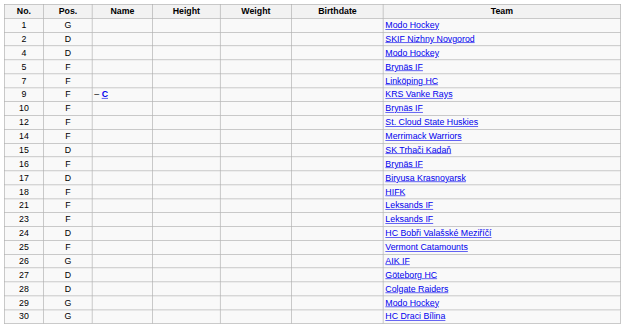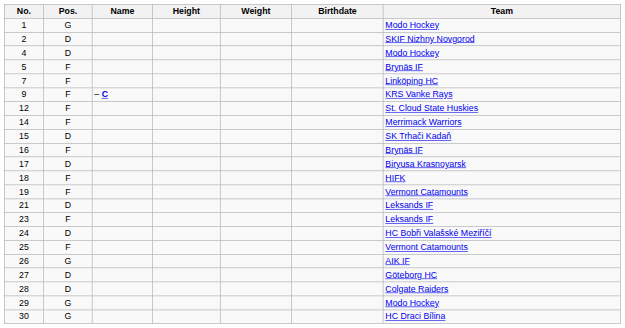- row: (24, 109)
+ row: (24, 192)
(68, 206) F -> (68, 206) D
